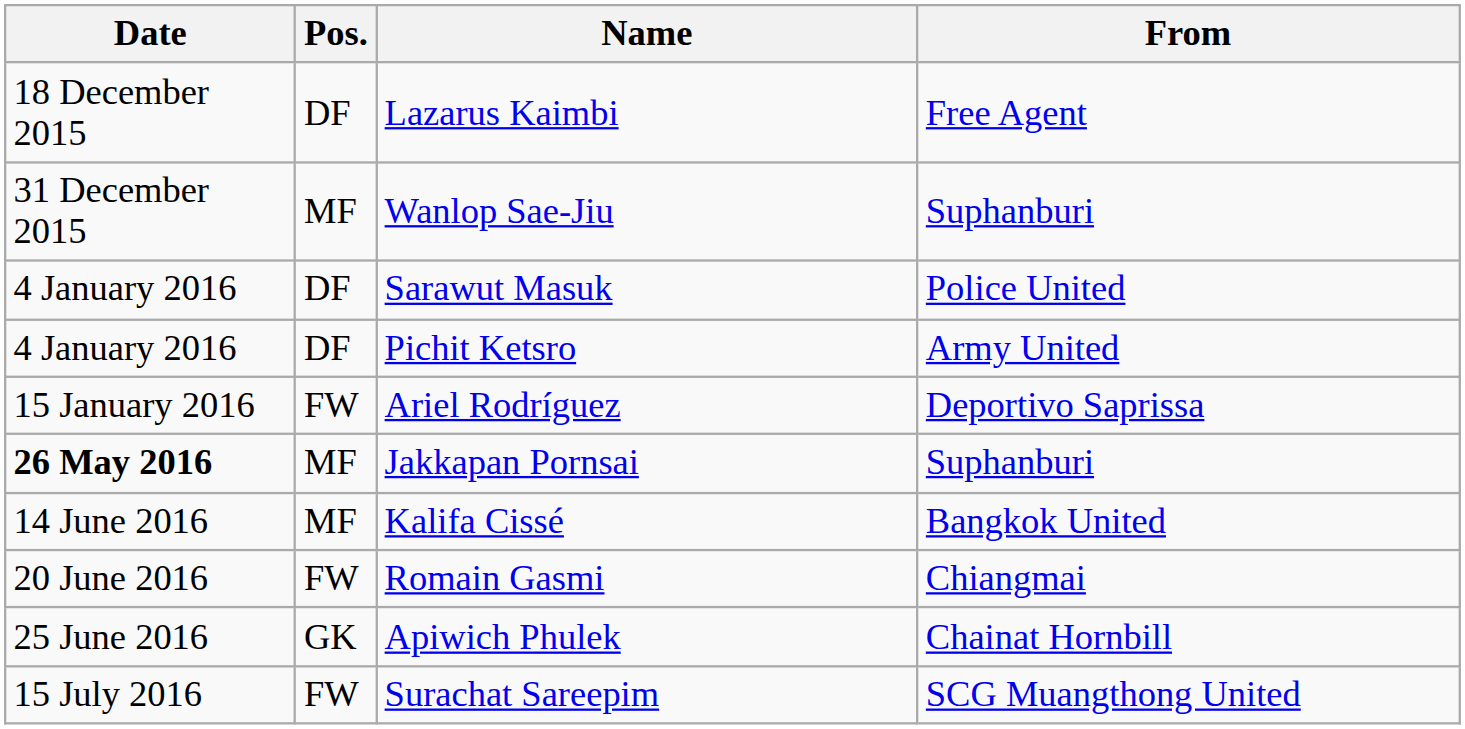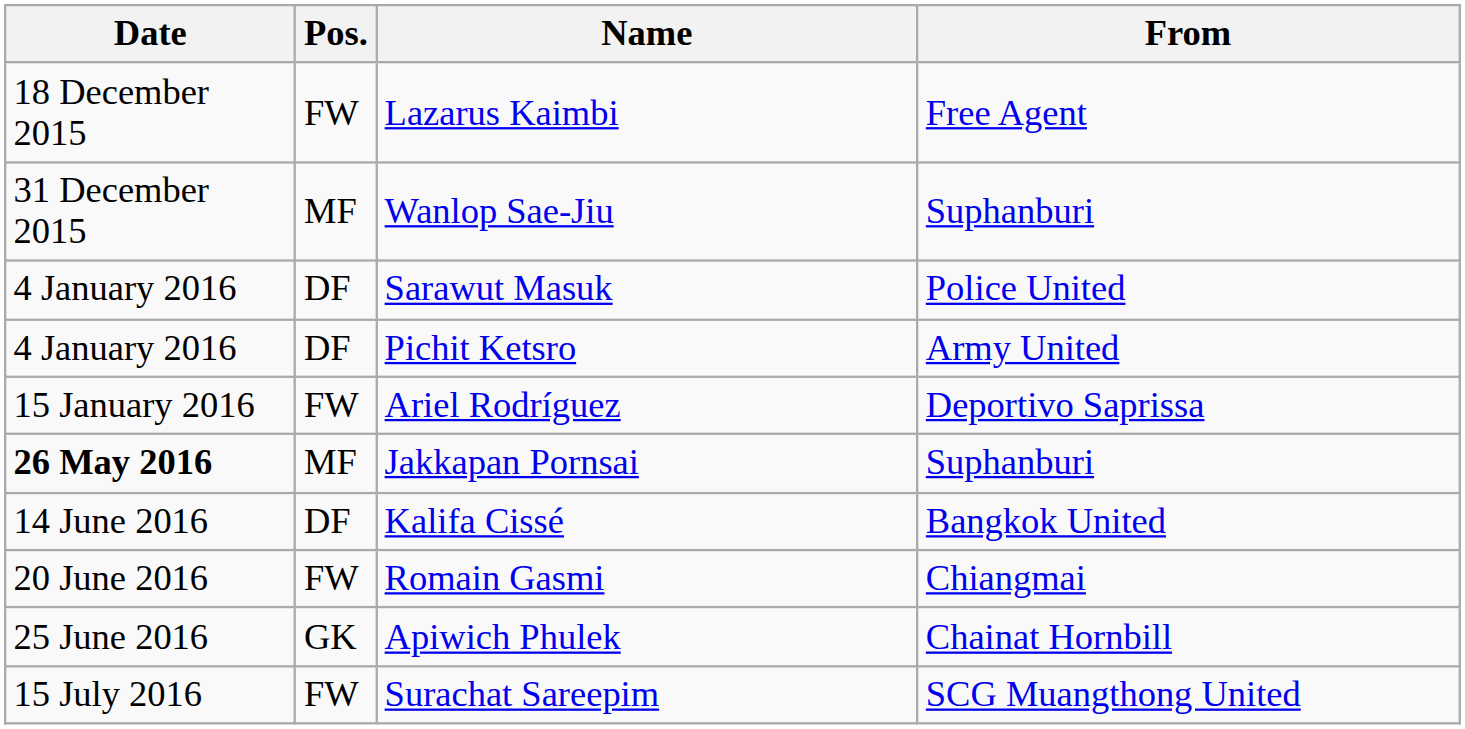(327, 111) DF -> (331, 111) FW
(330, 520) MF -> (327, 520) DF
